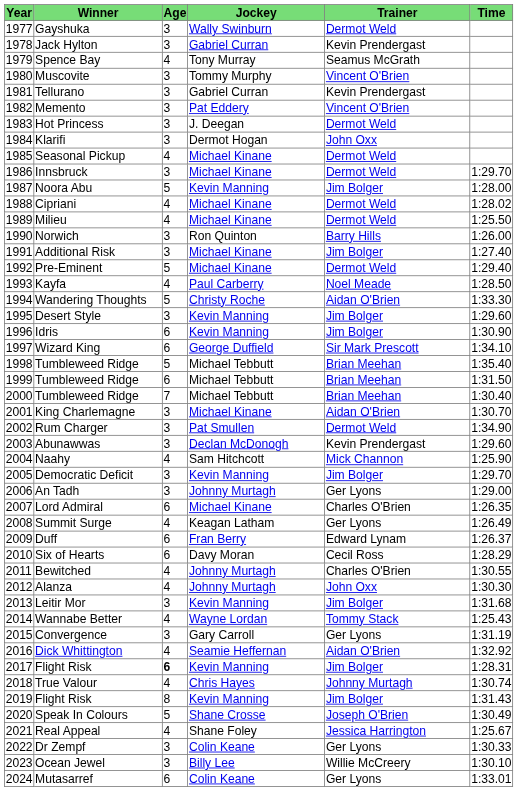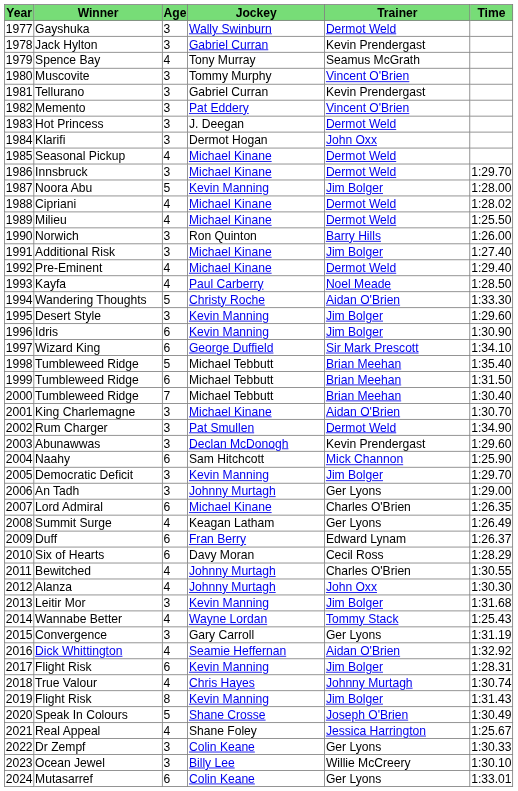(167, 268) 5 -> (167, 268) 4
(167, 459) 4 -> (167, 459) 6
(167, 667) bold -> (167, 667) normal
